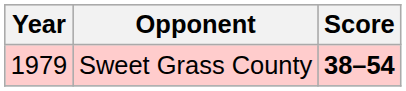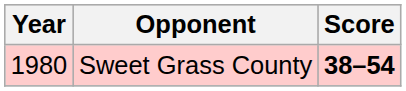(39, 65) 1979 -> (39, 65) 1980
